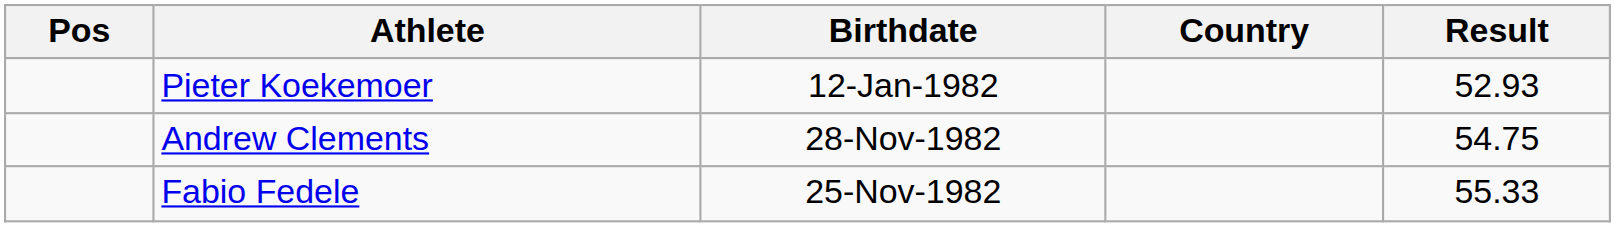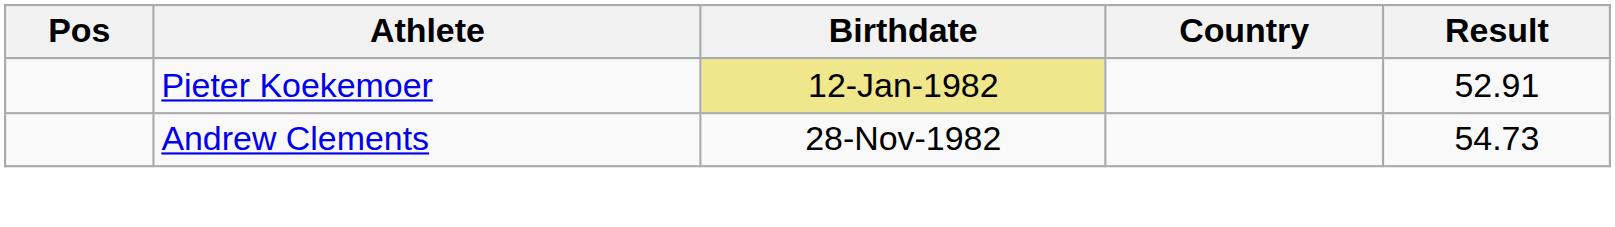(903, 85) no background -> (903, 85) khaki background
(1497, 85) 52.93 -> (1497, 85) 52.91
(1497, 138) 54.75 -> (1497, 138) 54.73
- row: (260, 192)
